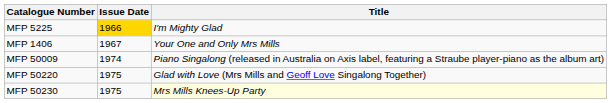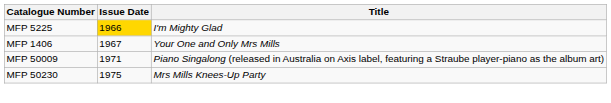(110, 59) 1974 -> (110, 59) 1971
- row: (32, 75)
(210, 91) lightyellow background -> (210, 75) no background
